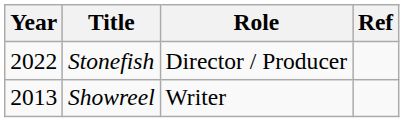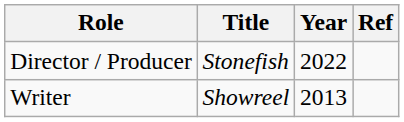columns swapped: (34, 23) <-> (256, 23)
